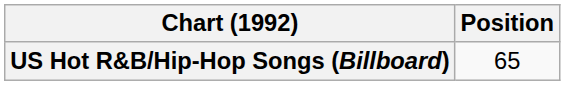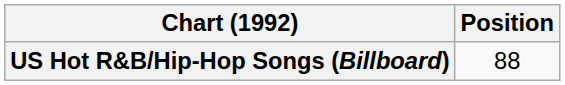(507, 60) 65 -> (507, 60) 88
